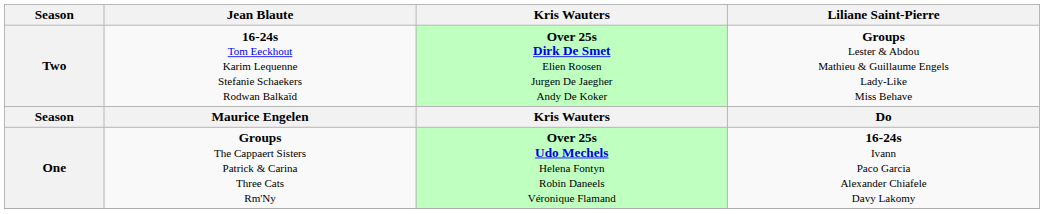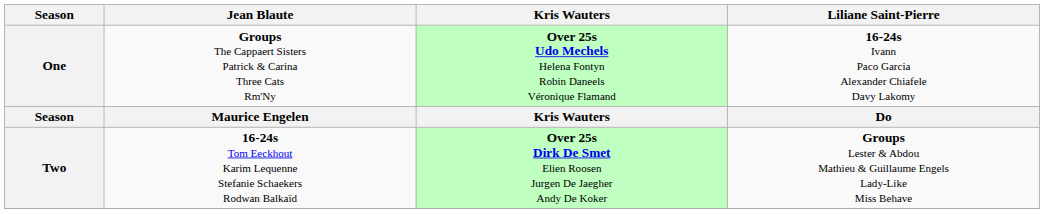rows swapped: (54, 167) <-> (54, 65)
